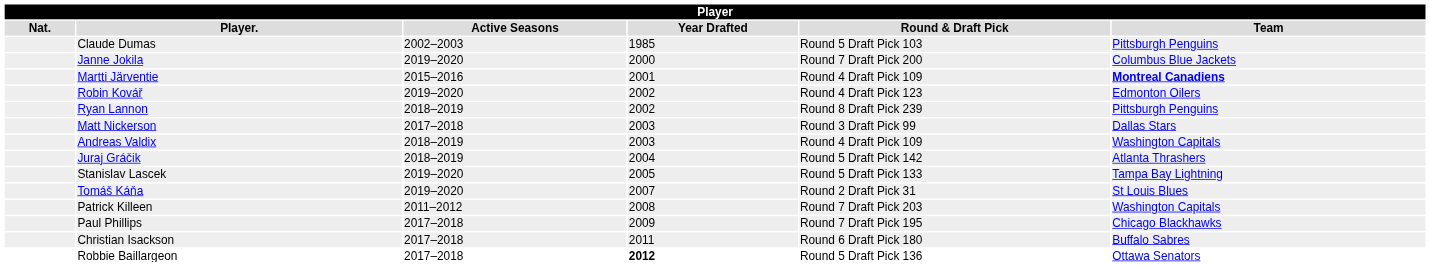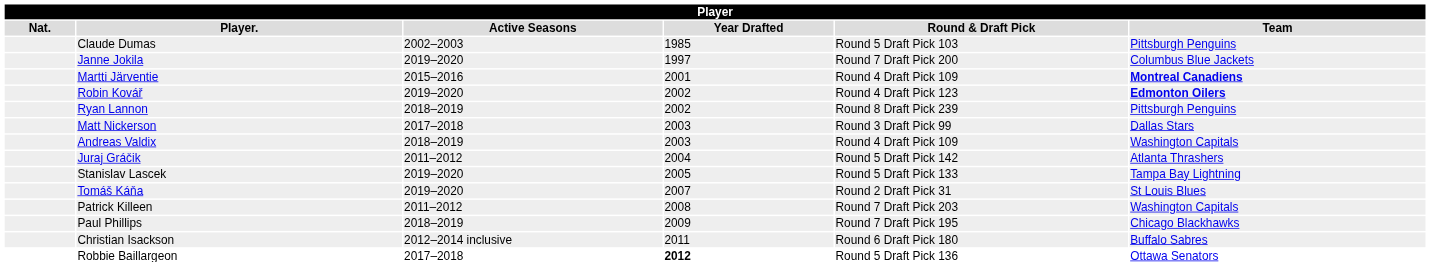(642, 60) 2000 -> (678, 60) 1997
(1156, 93) normal -> (1178, 93) bold
(434, 158) 2018–2019 -> (433, 158) 2011–2012
(434, 223) 2017–2018 -> (434, 223) 2018–2019
(434, 239) 2017–2018 -> (458, 239) 2012–2014 inclusive
